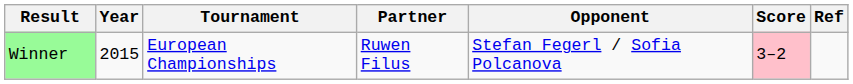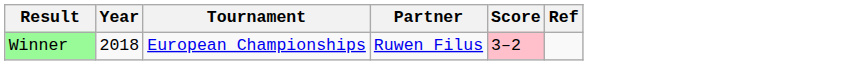- column: (610, 18)
(119, 55) 2015 -> (119, 46) 2018
